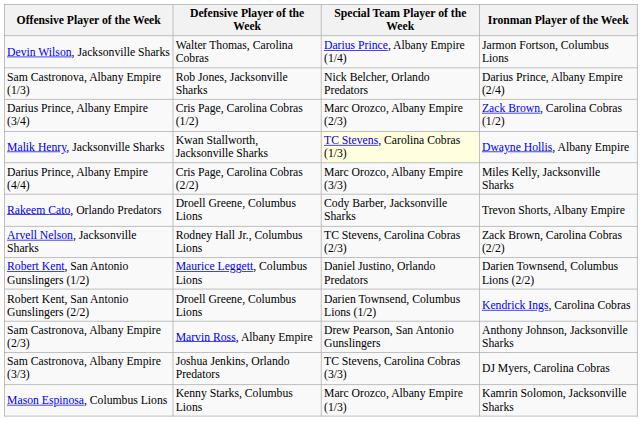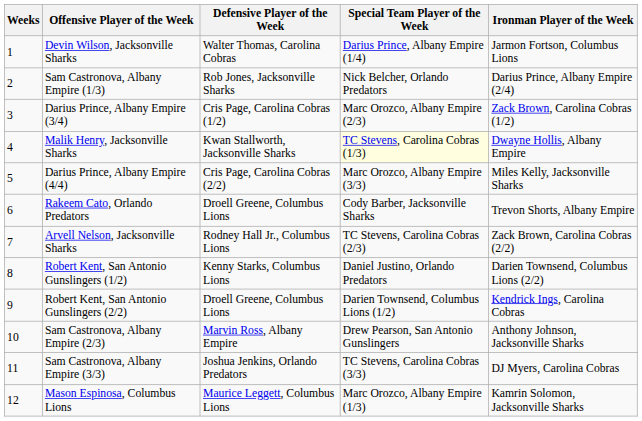+ column: (23, 20)
(241, 273) Maurice Leggett, Columbus Lions -> (262, 273) Kenny Starks, Columbus Lions
(234, 400) Kenny Starks, Columbus Lions -> (269, 400) Maurice Leggett, Columbus Lions
